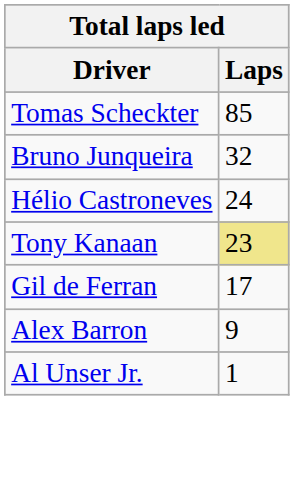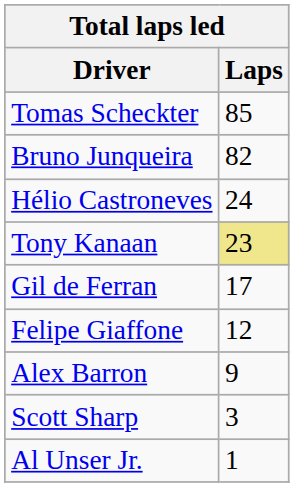(239, 156) 32 -> (239, 156) 82
+ row: (97, 329)
+ row: (75, 416)
